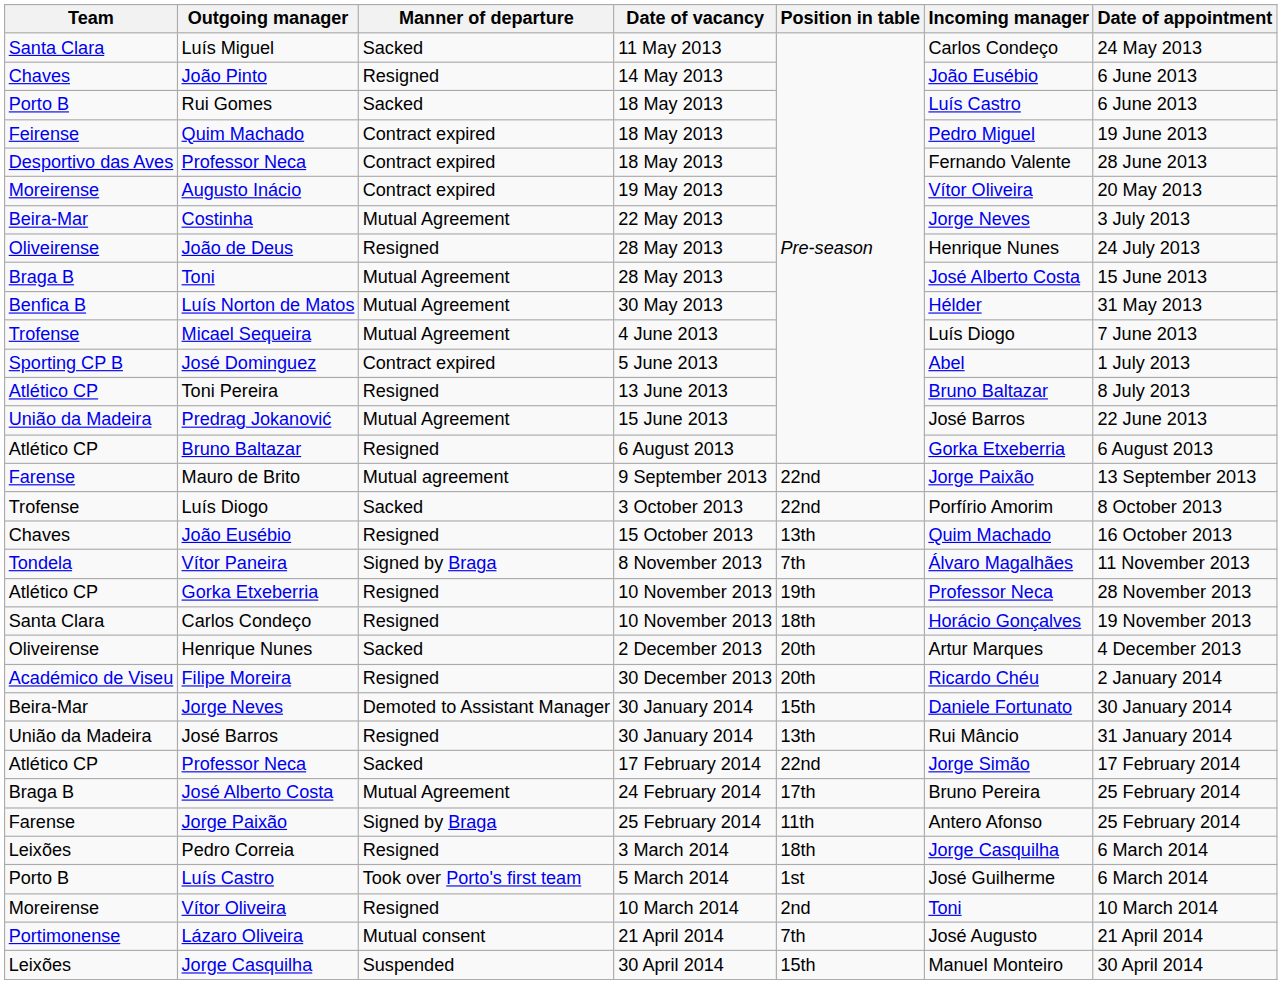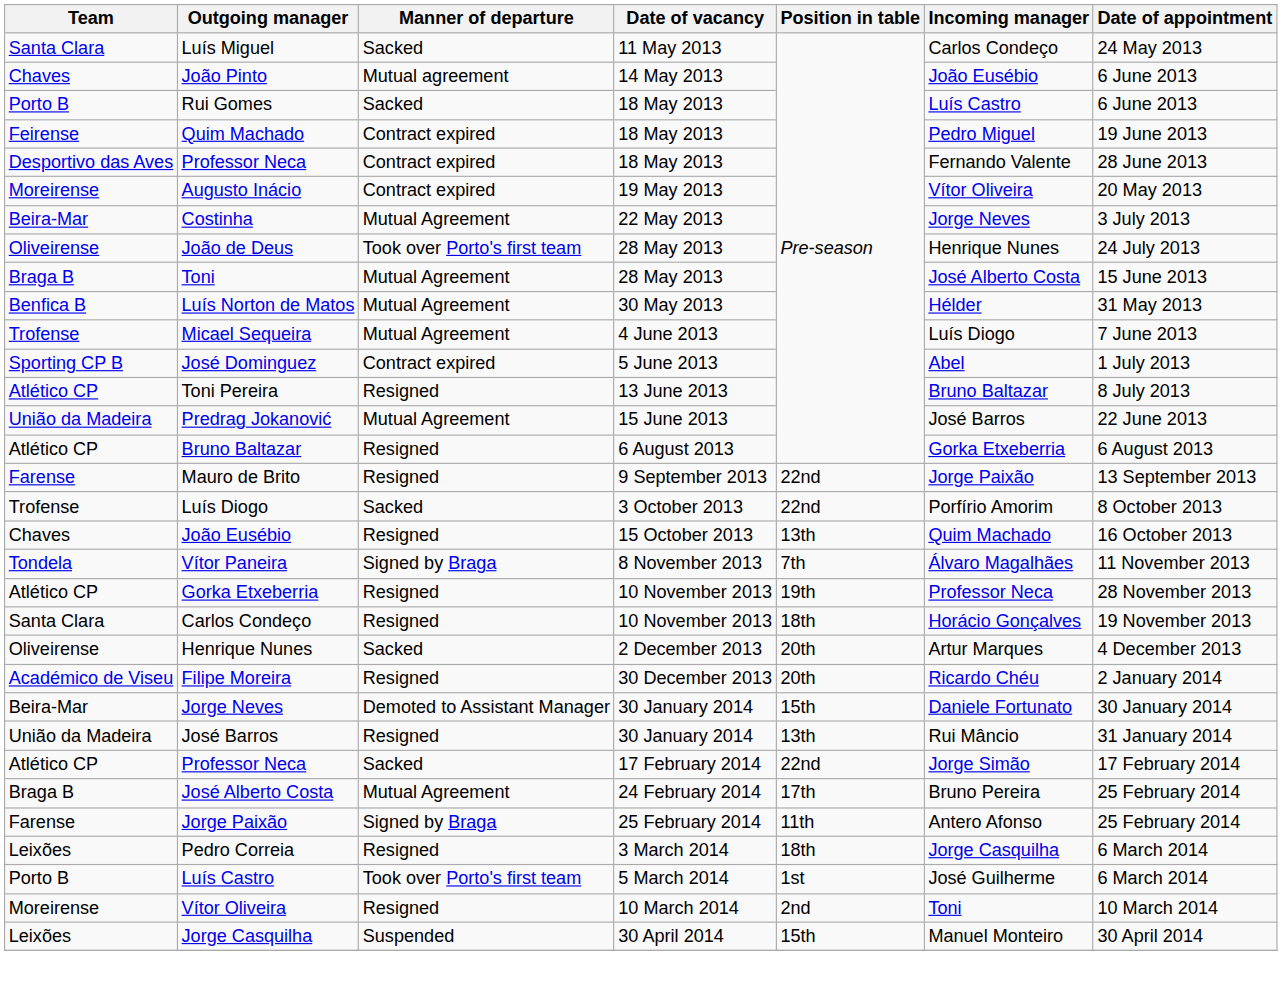(401, 76) Resigned -> (436, 76) Mutual agreement
(401, 248) Resigned -> (472, 248) Took over Porto's first team
(436, 477) Mutual agreement -> (401, 477) Resigned
- row: (242, 936)
